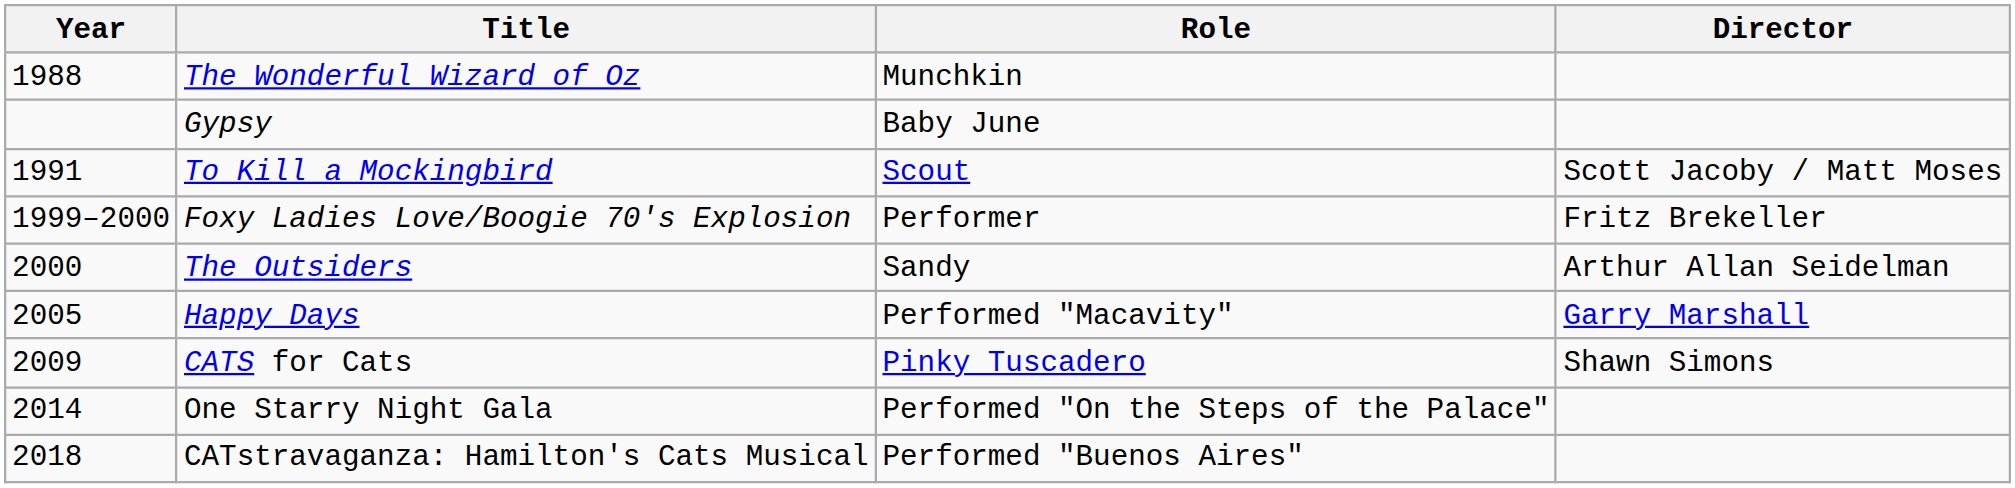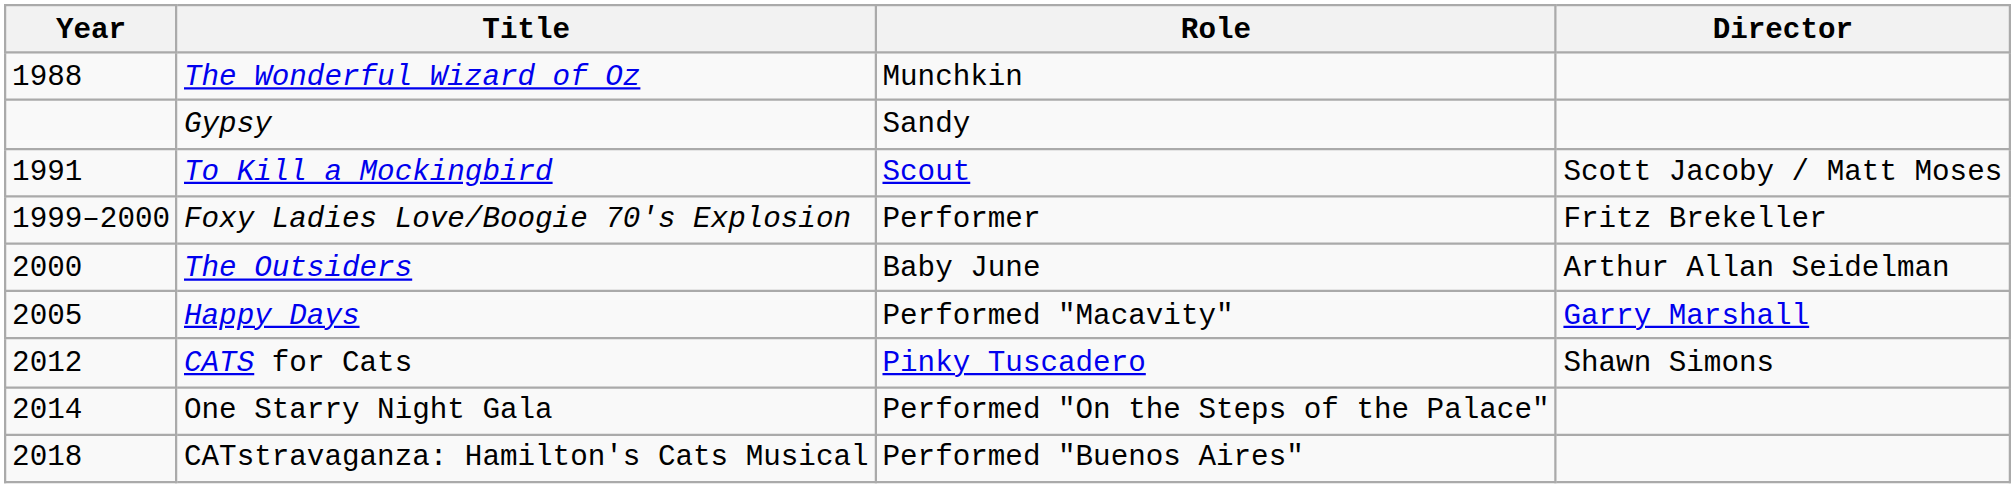(961, 124) Baby June -> (926, 124) Sandy
(926, 267) Sandy -> (961, 267) Baby June
(47, 363) 2009 -> (47, 363) 2012
